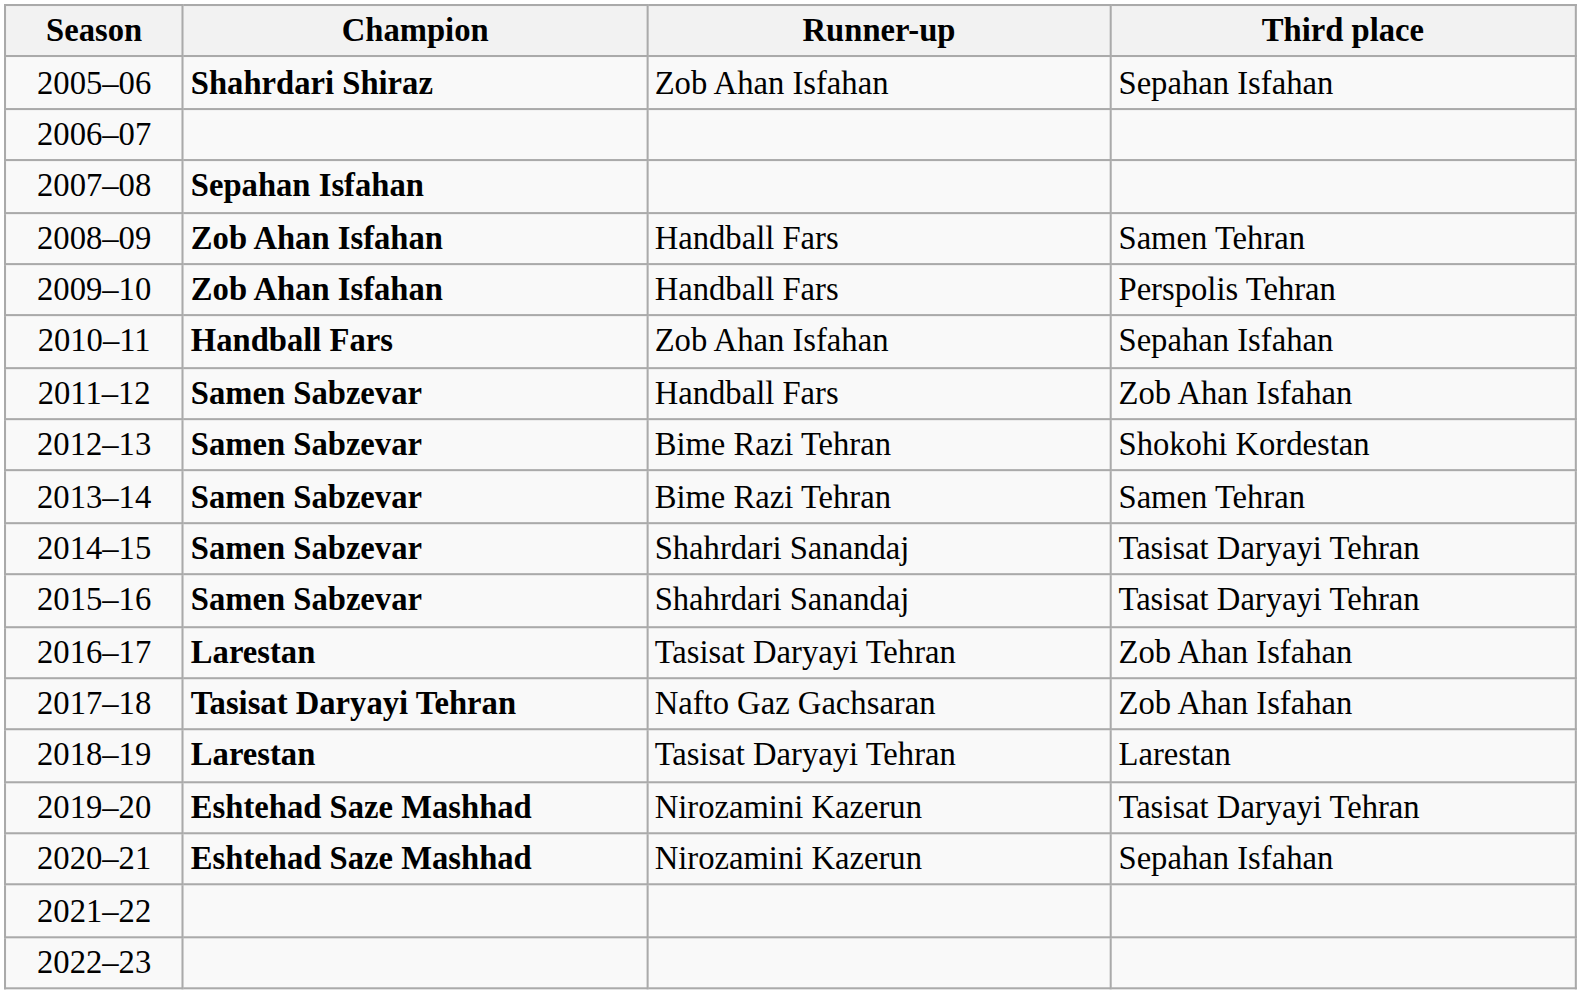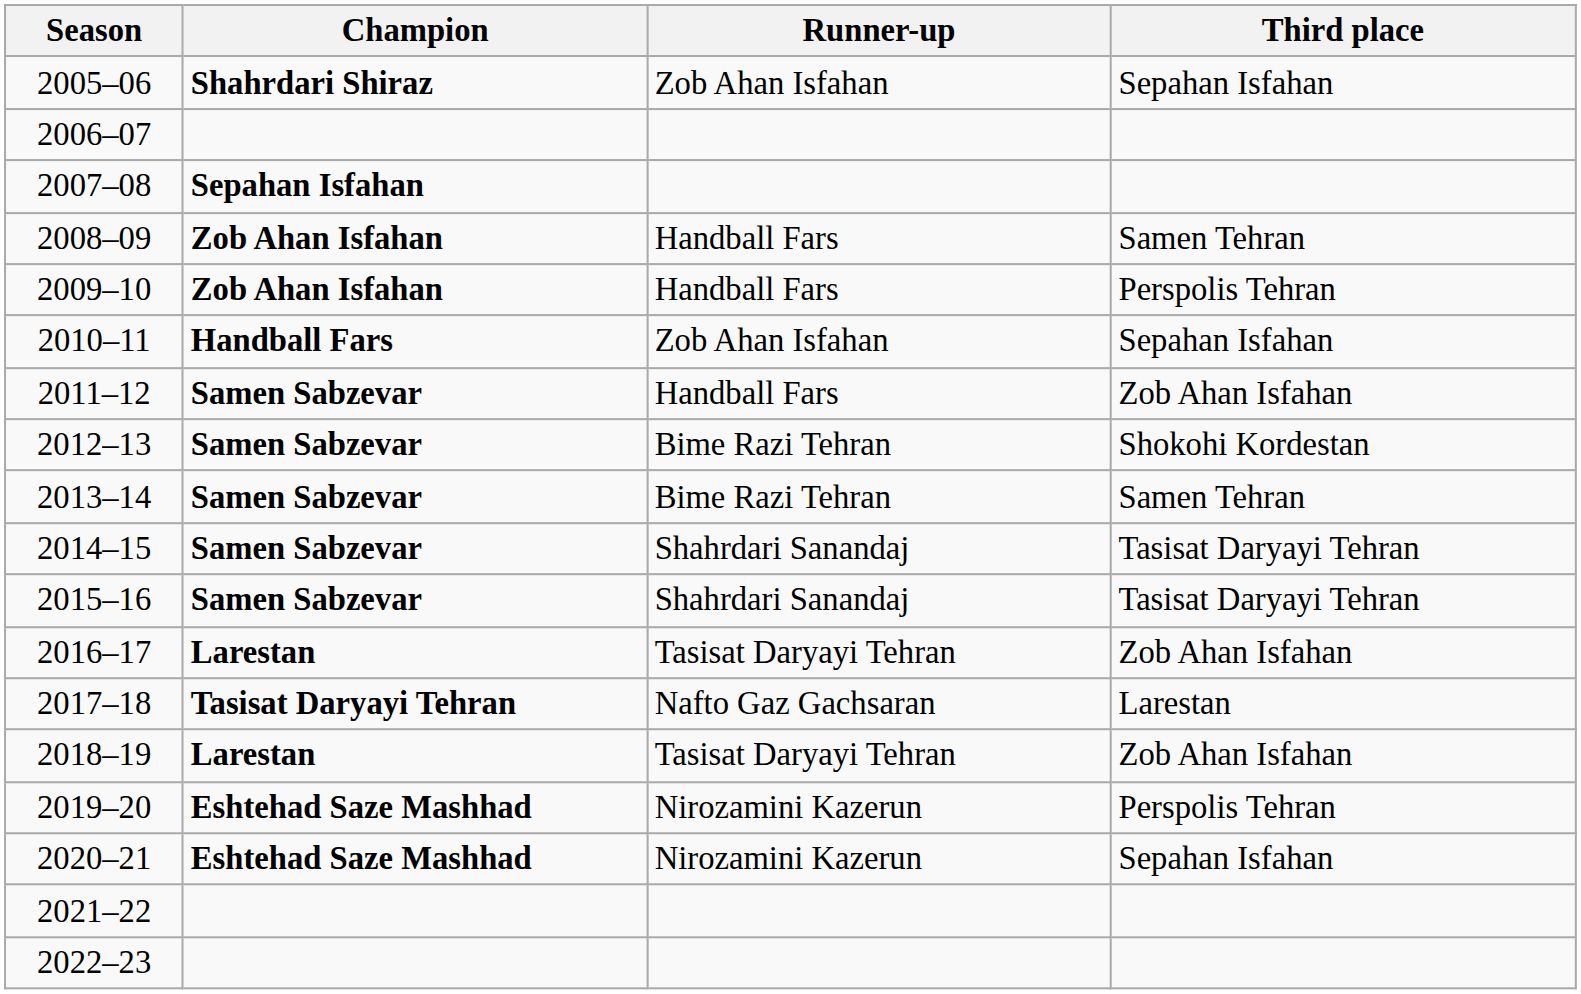(1235, 703) Zob Ahan Isfahan -> (1175, 703) Larestan
(1175, 755) Larestan -> (1235, 755) Zob Ahan Isfahan
(1269, 806) Tasisat Daryayi Tehran -> (1227, 806) Perspolis Tehran
